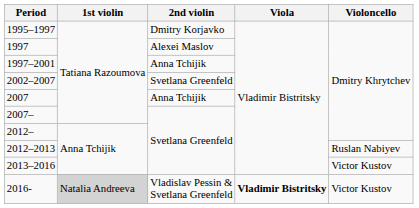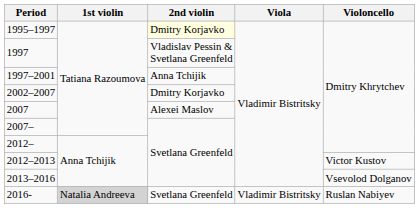(187, 30) no background -> (187, 30) lightyellow background
(182, 47) Alexei Maslov -> (191, 53) Vladislav Pessin & Svetlana Greenfeld
(191, 81) Svetlana Greenfeld -> (187, 93) Dmitry Korjavko
(178, 98) Anna Tchijik -> (182, 110) Alexei Maslov
(366, 149) Ruslan Nabiyev -> (356, 161) Victor Kustov
(362, 166) Victor Kustov -> (369, 178) Vsevolod Dolganov
(191, 189) Vladislav Pessin & Svetlana Greenfeld -> (191, 195) Svetlana Greenfeld
(282, 189) bold -> (279, 195) normal
(362, 189) Victor Kustov -> (360, 195) Ruslan Nabiyev
